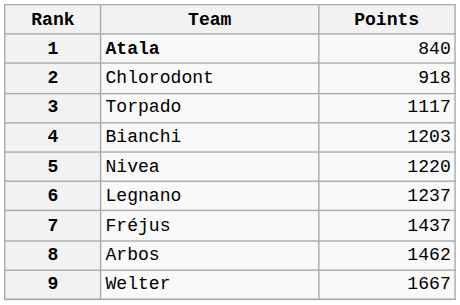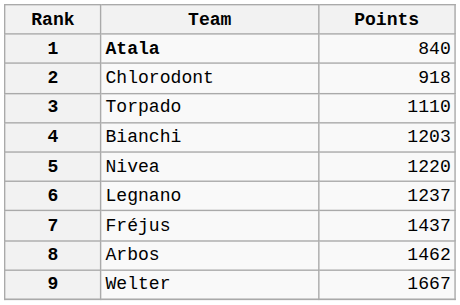(429, 108) 1117 -> (429, 108) 1110
